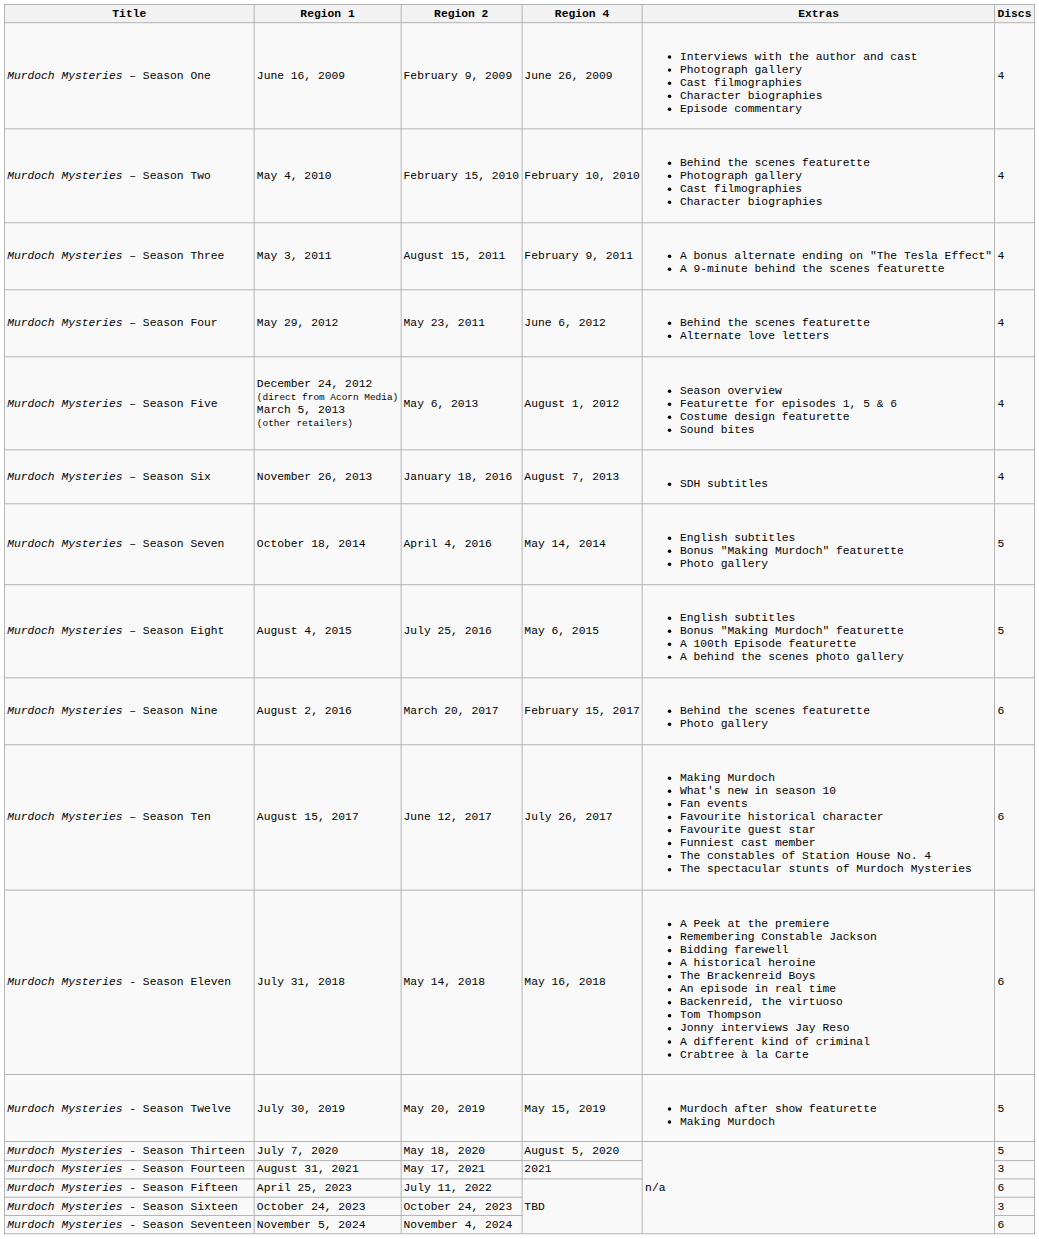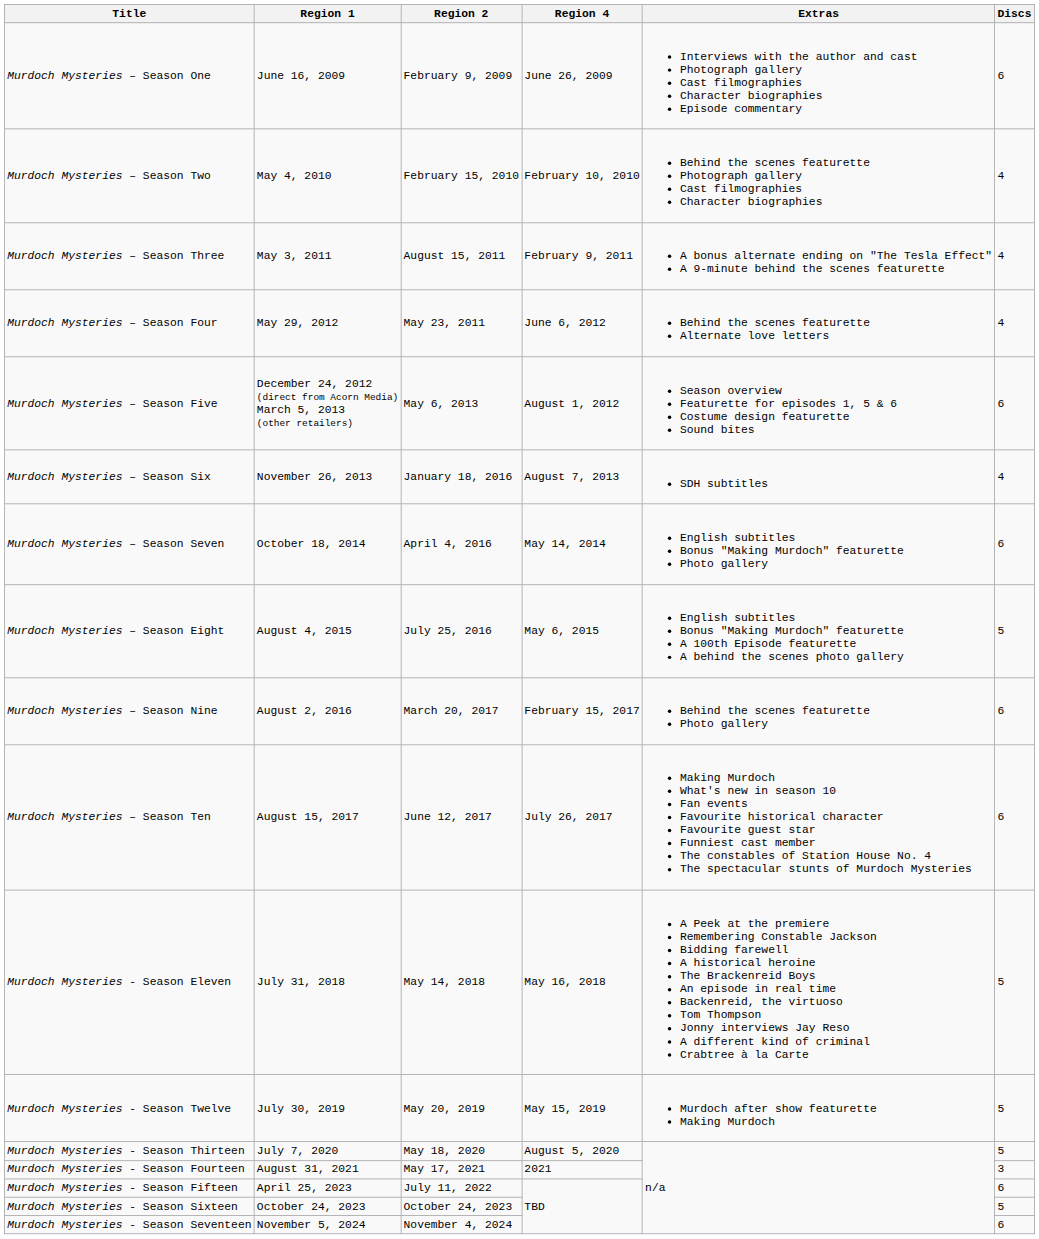(1001, 76) 4 -> (1001, 76) 6
(1001, 403) 4 -> (1001, 403) 6
(1001, 544) 5 -> (1001, 544) 6
(1001, 982) 6 -> (1001, 982) 5
(1001, 1206) 3 -> (1001, 1206) 5
